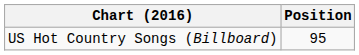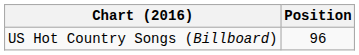(318, 39) 95 -> (318, 39) 96
